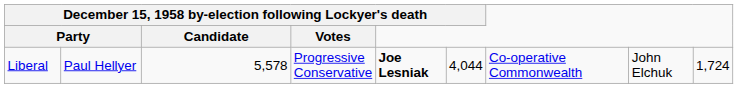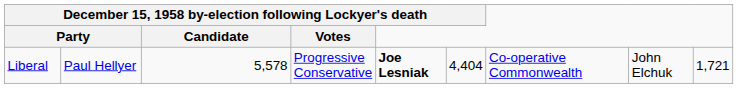(466, 65) 4,044 -> (466, 65) 4,404
(713, 65) 1,724 -> (713, 65) 1,721
